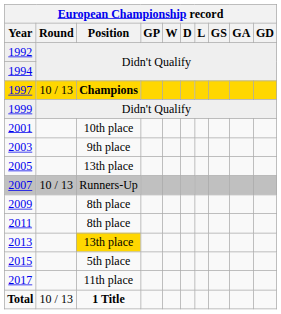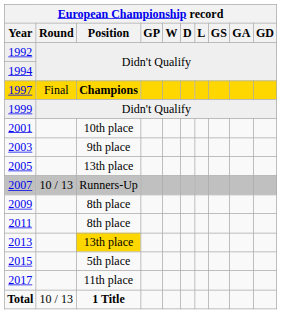(56, 90) 10 / 13 -> (56, 90) Final
